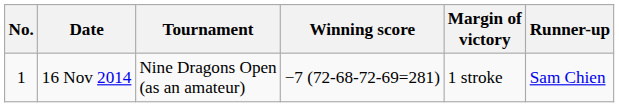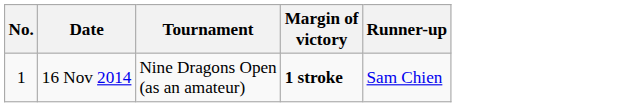- column: (362, 29)
(475, 77) normal -> (314, 77) bold
